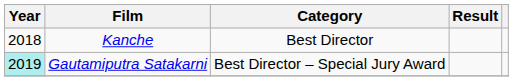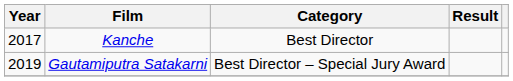(25, 40) 2018 -> (25, 40) 2017
(25, 64) paleturquoise background -> (25, 64) no background
